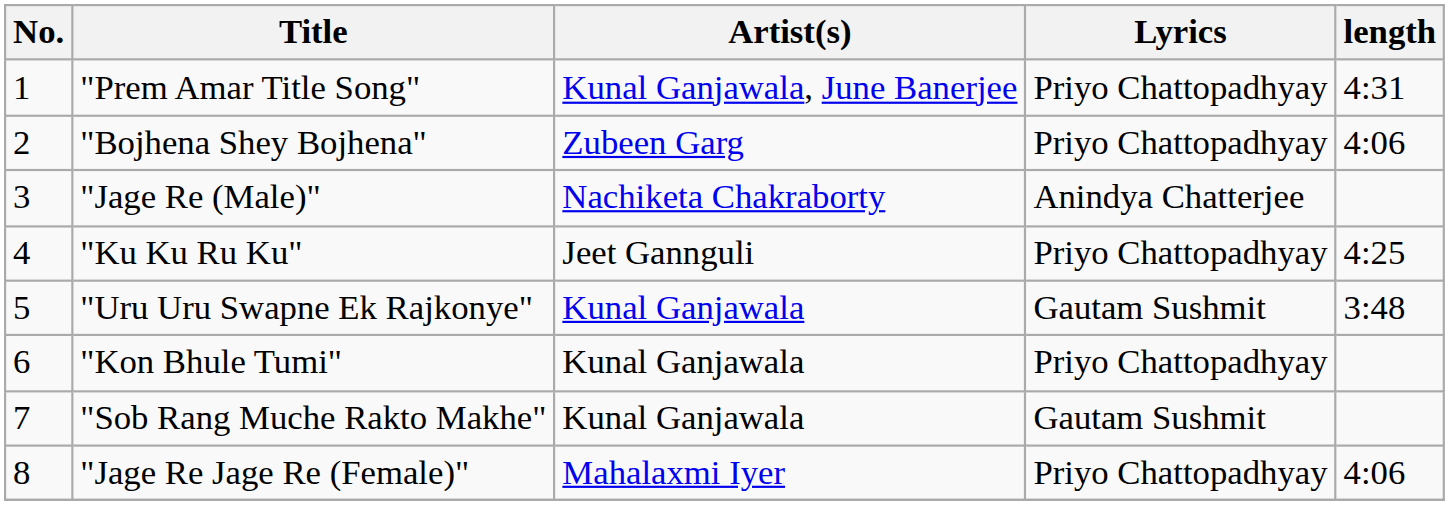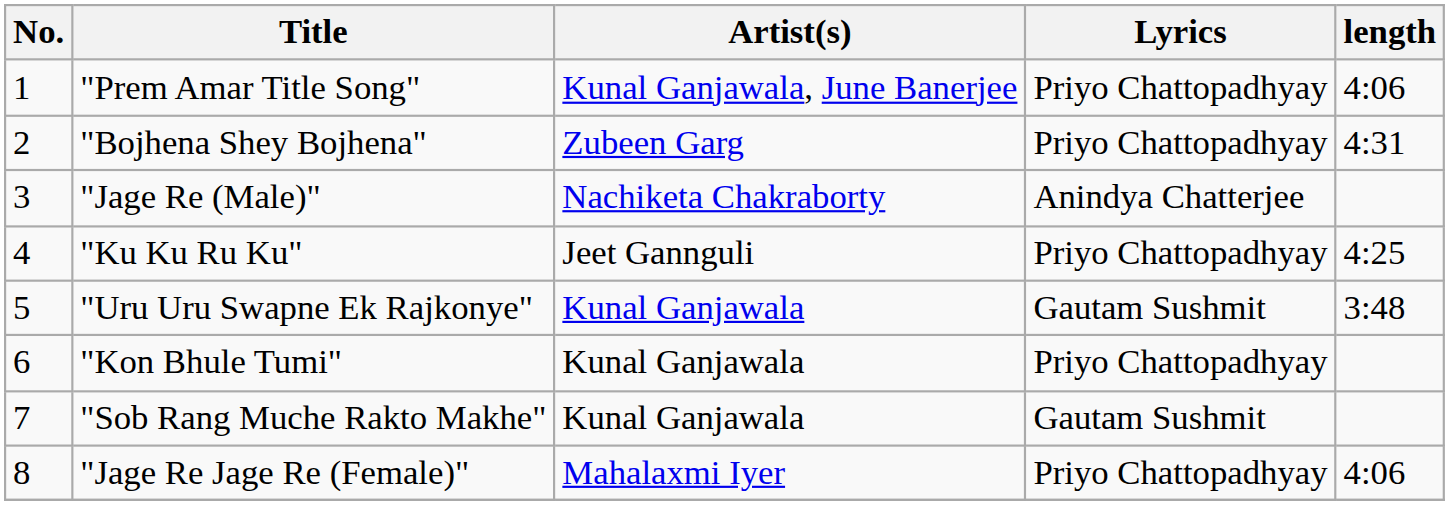(1374, 87) 4:31 -> (1374, 87) 4:06
(1374, 142) 4:06 -> (1374, 142) 4:31
